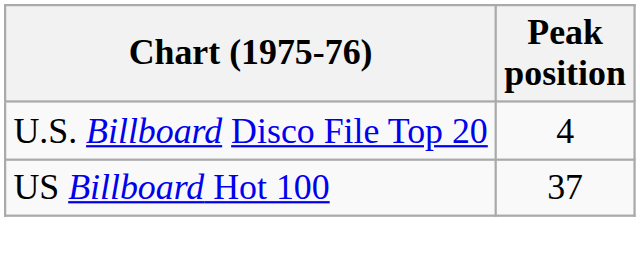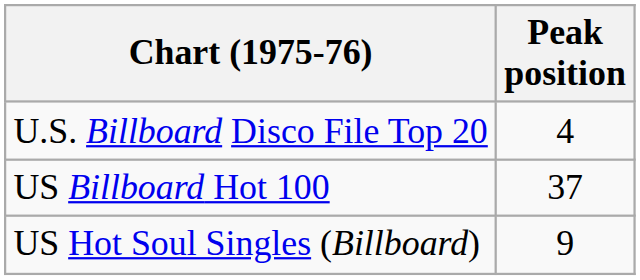+ row: (247, 243)
